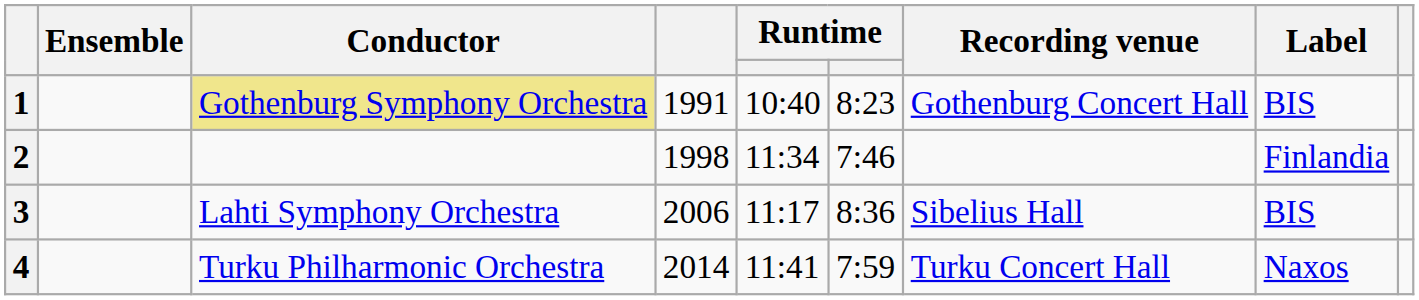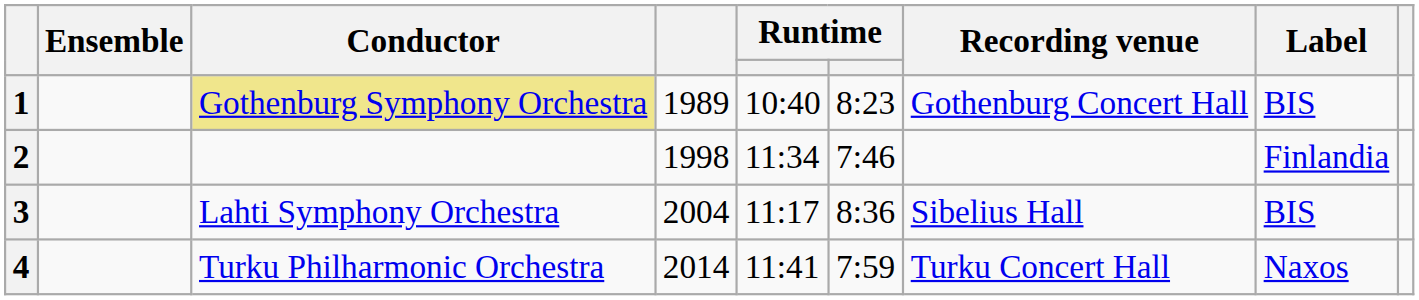(696, 102) 1991 -> (696, 102) 1989
(696, 212) 2006 -> (696, 212) 2004
